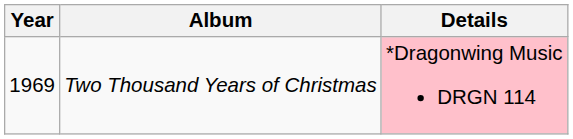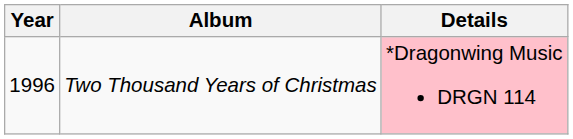(32, 85) 1969 -> (32, 85) 1996
